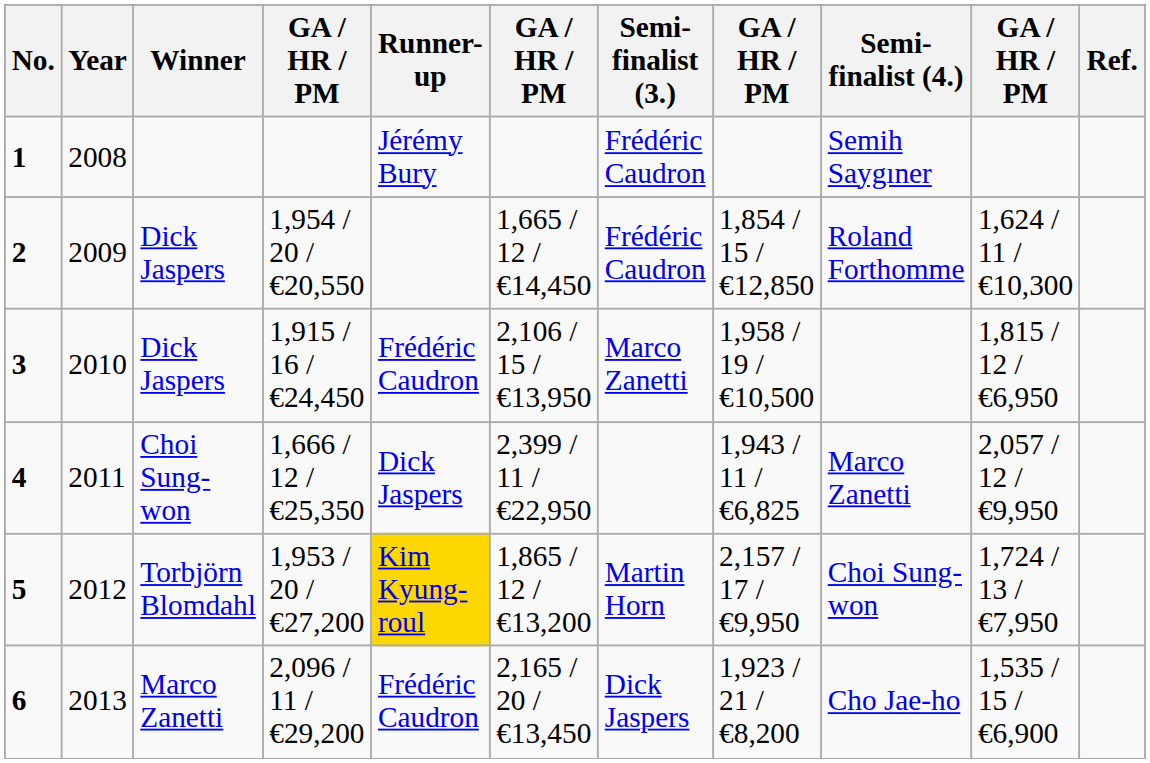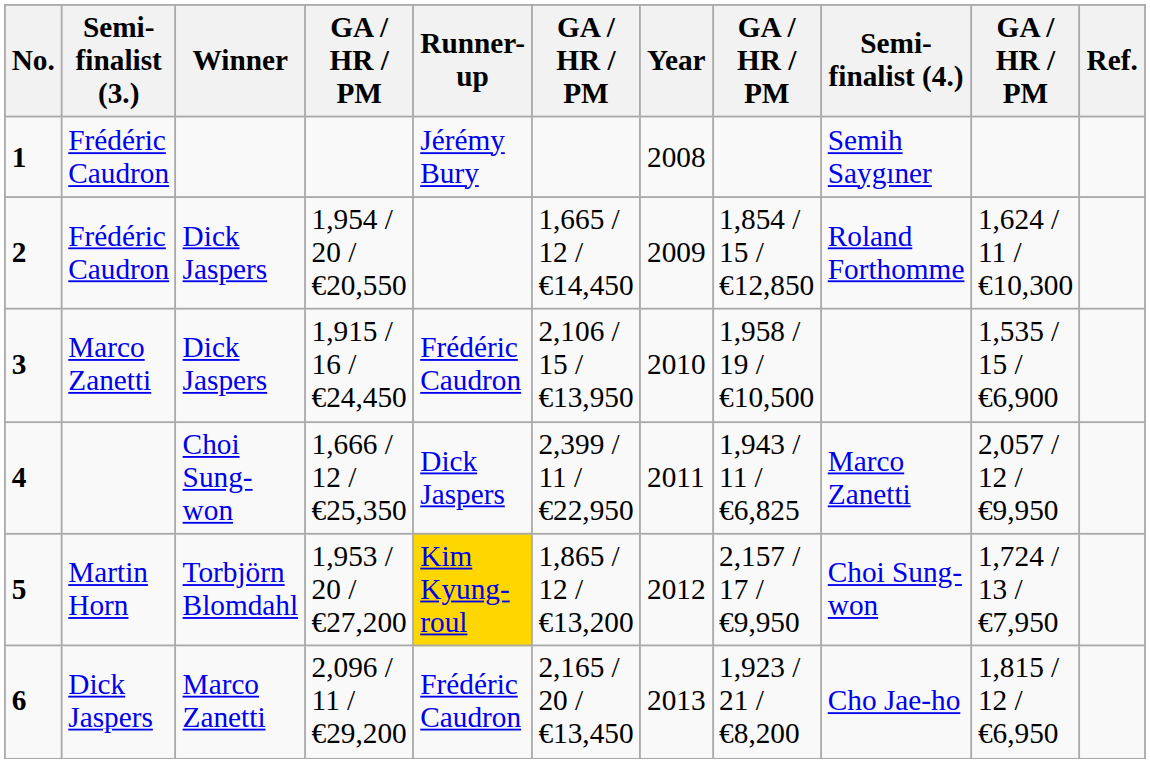columns swapped: (98, 60) <-> (655, 60)
(1019, 364) 1,815 / 12 / €6,950 -> (1019, 364) 1,535 / 15 / €6,900
(1019, 701) 1,535 / 15 / €6,900 -> (1019, 701) 1,815 / 12 / €6,950
